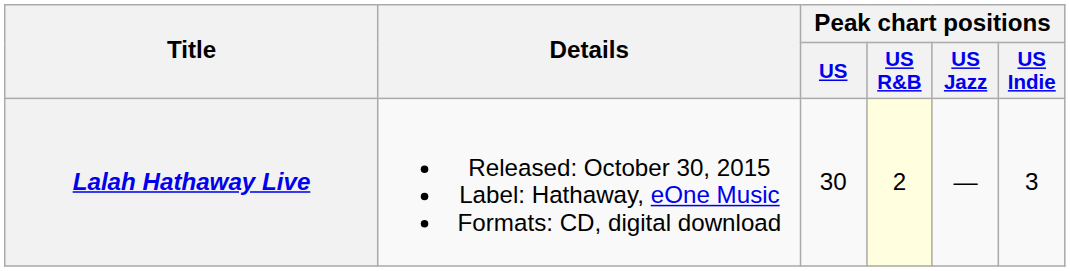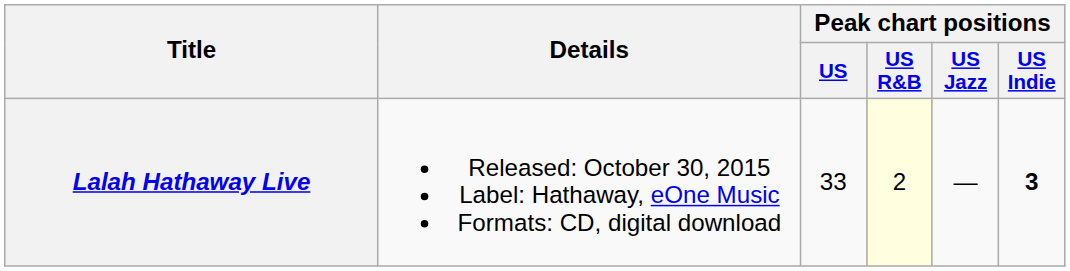(833, 181) 30 -> (833, 181) 33
(1032, 181) normal -> (1032, 181) bold
